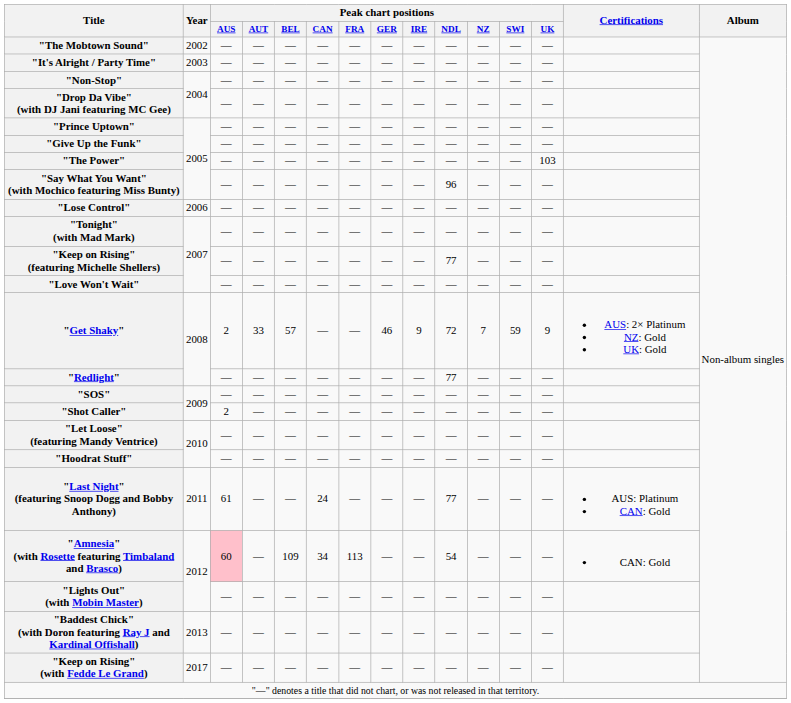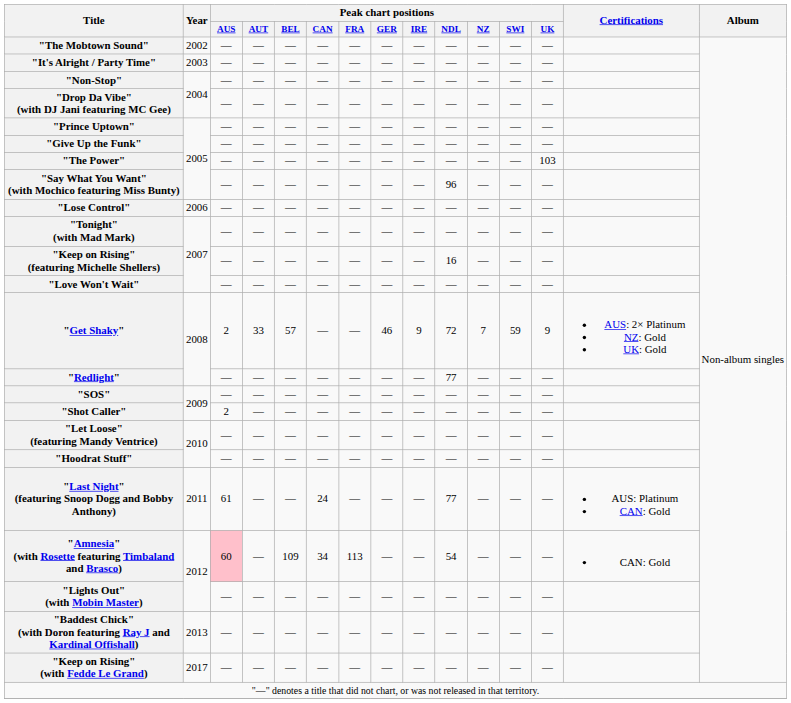(451, 261) 77 -> (451, 261) 16
